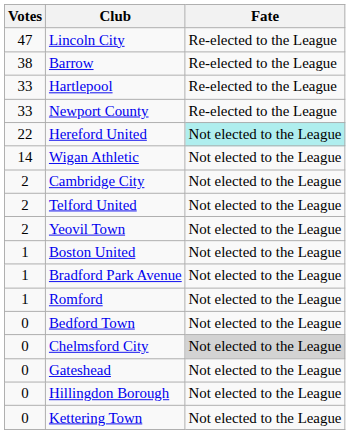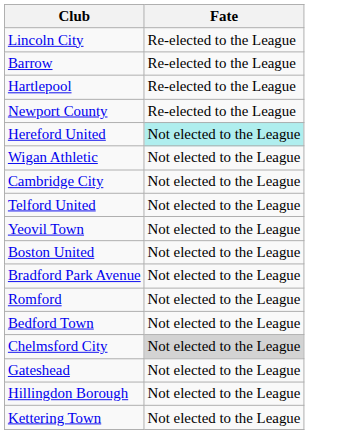- column: (25, 16)
